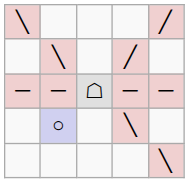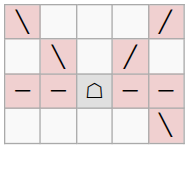- row: (58, 125)
